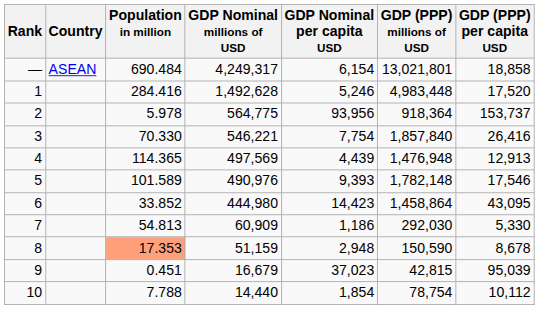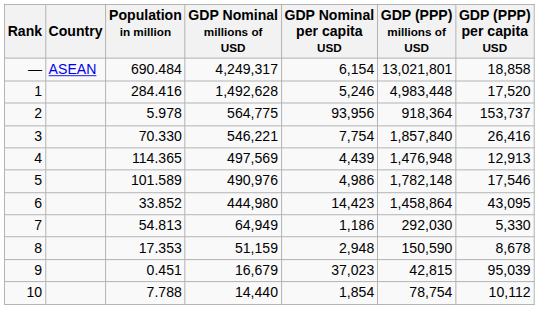(357, 181) 9,393 -> (357, 181) 4,986
(256, 225) 60,909 -> (256, 225) 64,949
(160, 248) lightsalmon background -> (160, 248) no background
